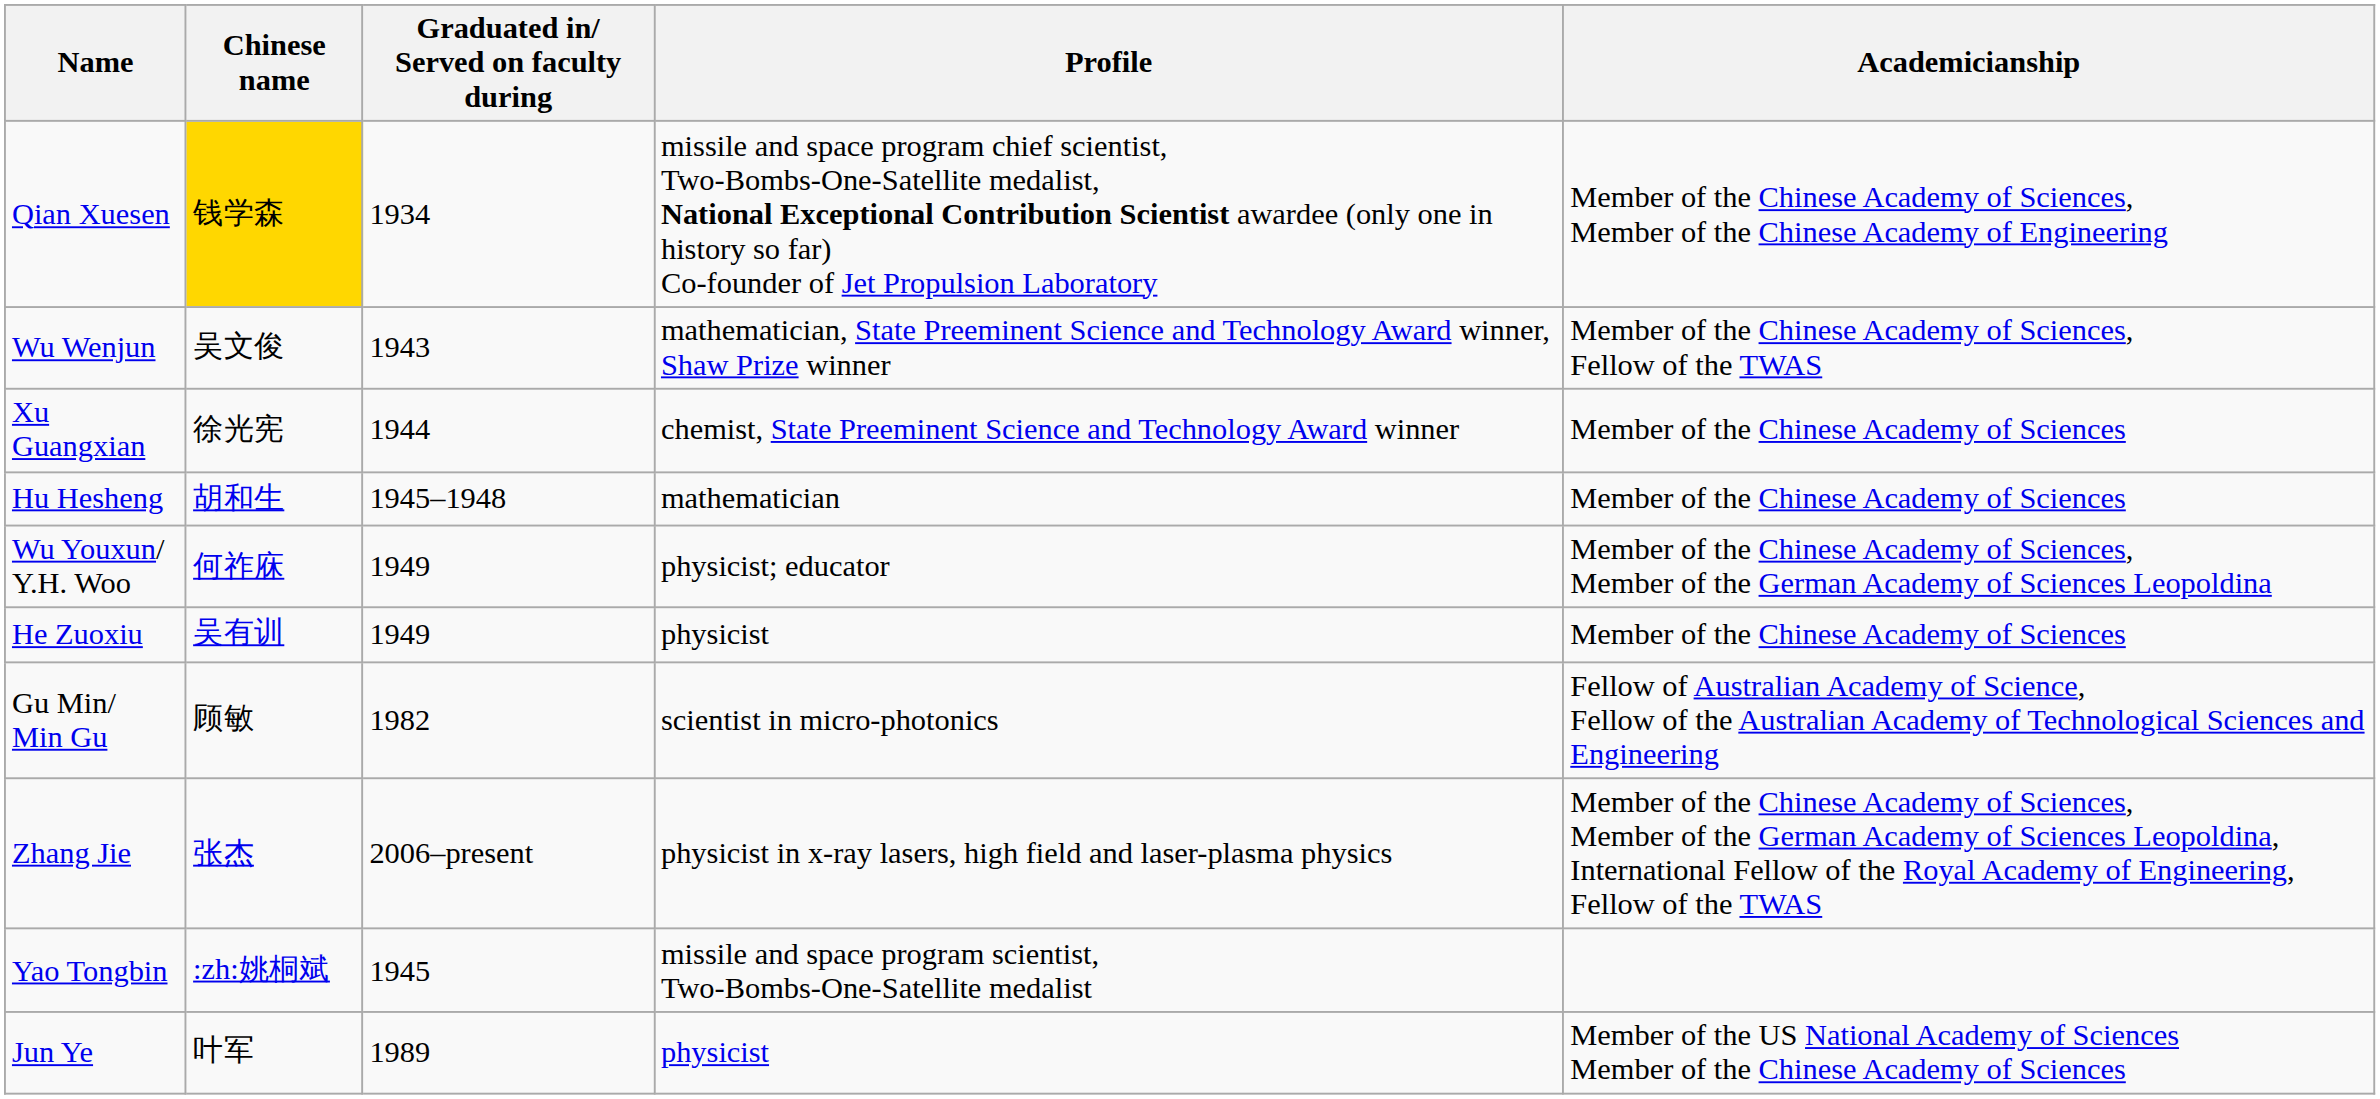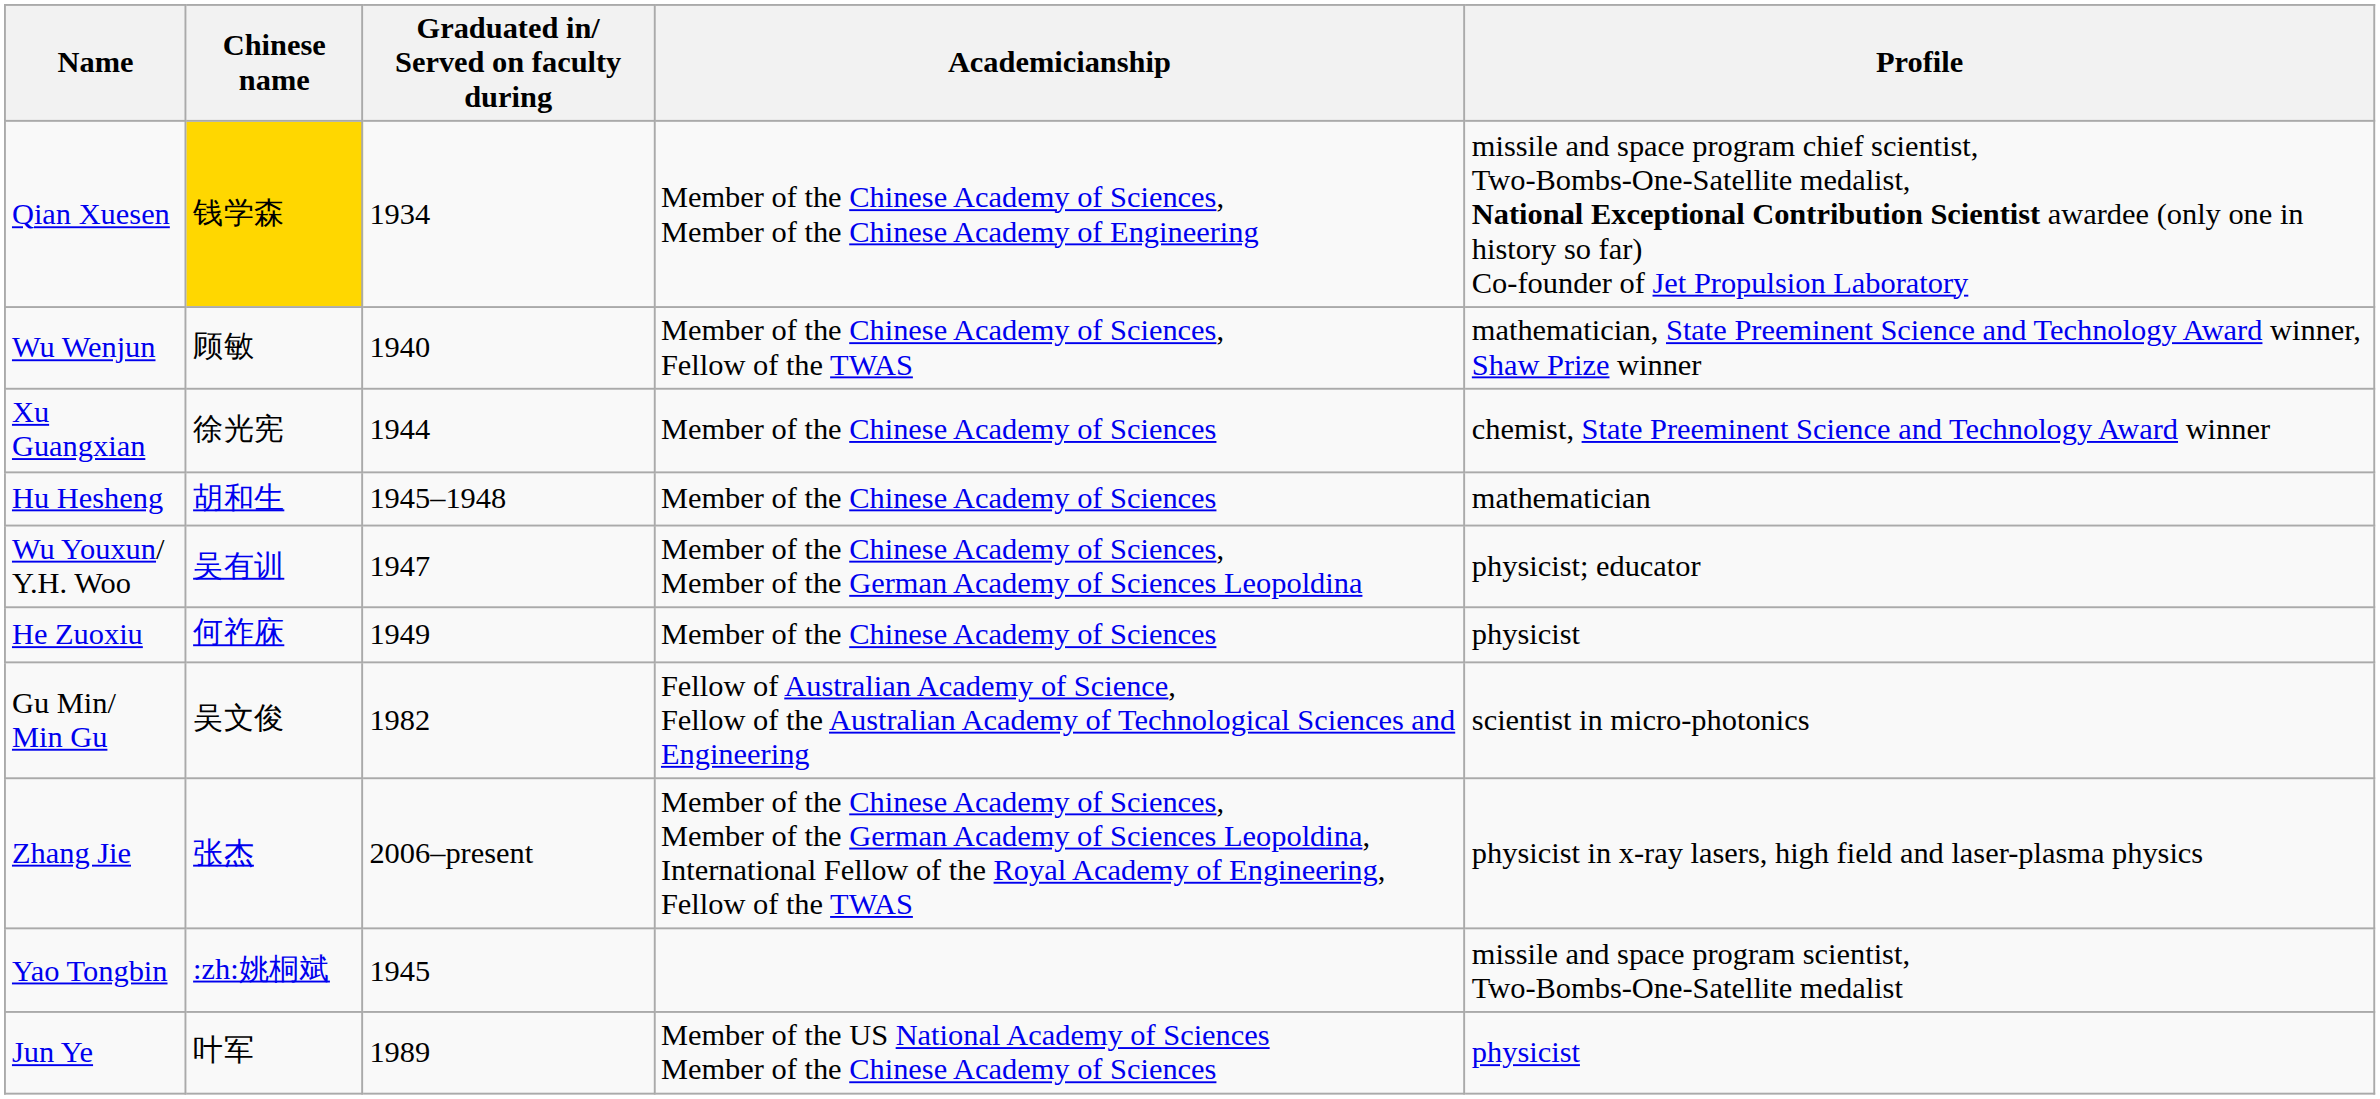columns swapped: (1109, 62) <-> (1969, 62)
(239, 346) 吴文俊 -> (224, 346) 顾敏
(400, 347) 1943 -> (400, 347) 1940
(239, 565) 何祚庥 -> (239, 565) 吴有训
(400, 566) 1949 -> (400, 566) 1947
(239, 633) 吴有训 -> (239, 633) 何祚庥
(224, 718) 顾敏 -> (239, 718) 吴文俊
